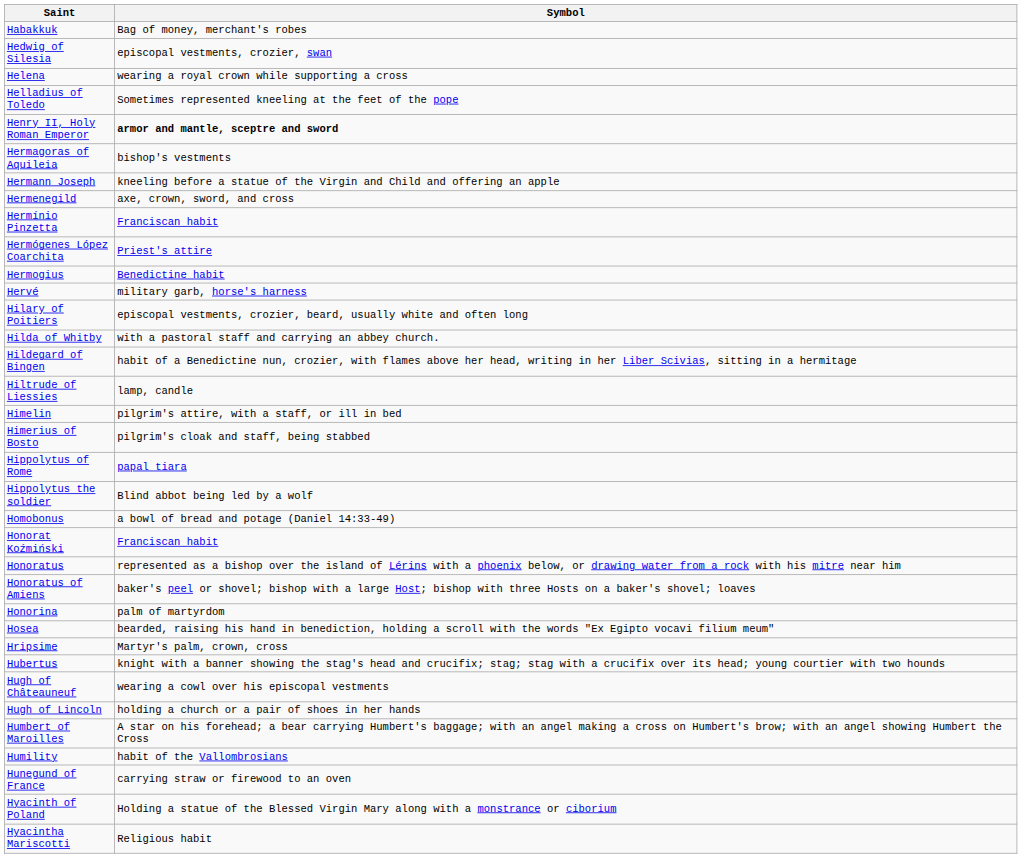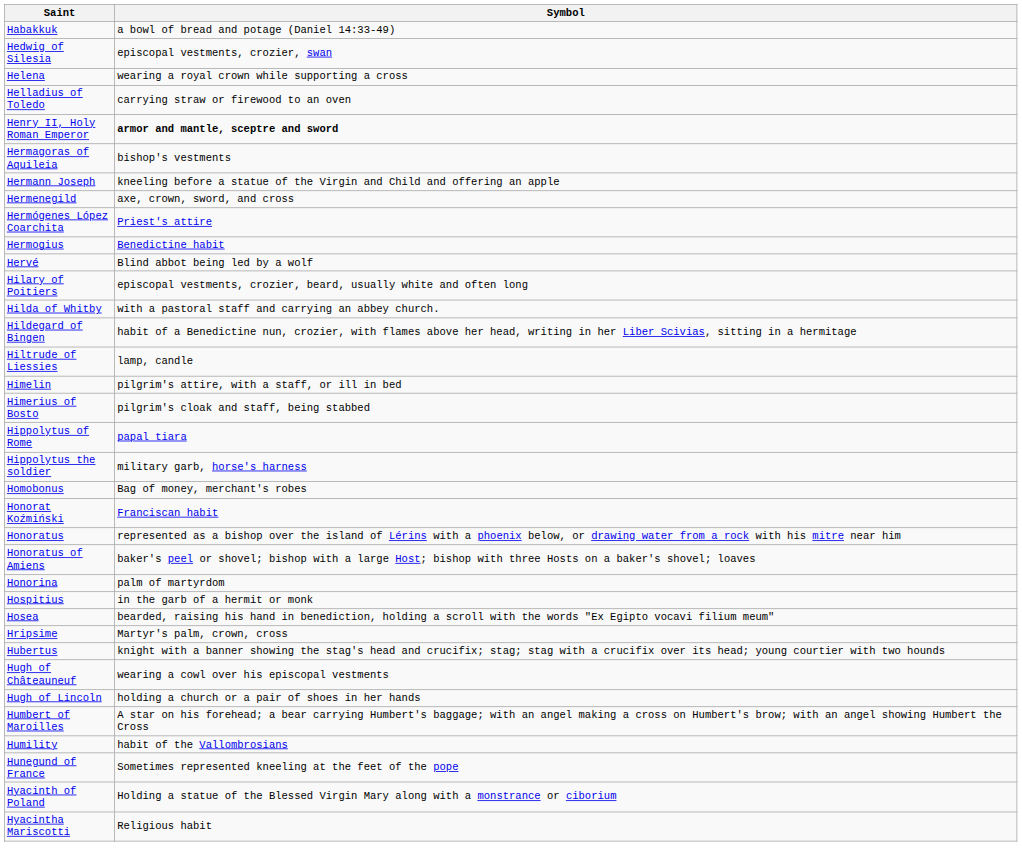(212, 30) Bag of money, merchant's robes -> (256, 30) a bowl of bread and potage (Daniel 14:33-49)
(288, 100) Sometimes represented kneeling at the feet of the pope -> (234, 100) carrying straw or firewood to an oven
- row: (32, 222)
(212, 292) military garb, horse's harness -> (215, 263) Blind abbot being led by a wolf
(215, 496) Blind abbot being led by a wolf -> (212, 467) military garb, horse's harness
(256, 519) a bowl of bread and potage (Daniel 14:33-49) -> (212, 490) Bag of money, merchant's robes
+ row: (35, 600)
(234, 780) carrying straw or firewood to an oven -> (288, 768) Sometimes represented kneeling at the feet of the pope
